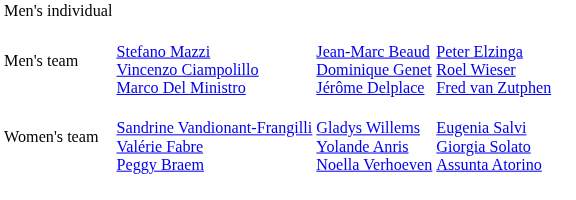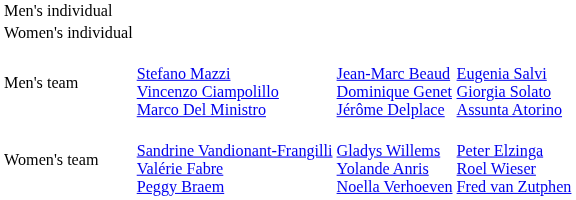+ row: (68, 33)
(494, 69) Peter Elzinga Roel Wieser Fred van Zutphen -> (509, 91) Eugenia Salvi Giorgia Solato Assunta Atorino
(489, 146) Eugenia Salvi Giorgia Solato Assunta Atorino -> (514, 168) Peter Elzinga Roel Wieser Fred van Zutphen
